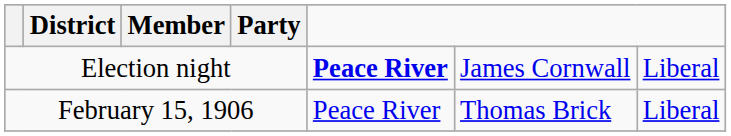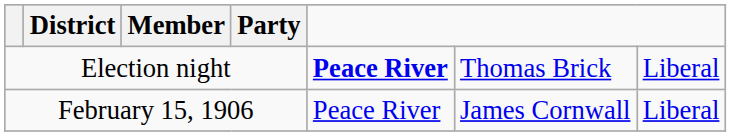(545, 67) James Cornwall -> (536, 67) Thomas Brick
(536, 109) Thomas Brick -> (545, 109) James Cornwall
